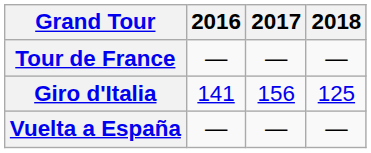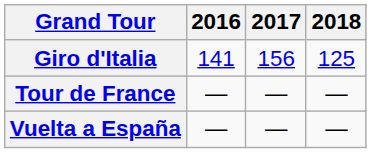rows swapped: (95, 93) <-> (95, 57)
